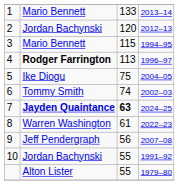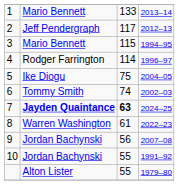(62, 28) Jordan Bachynski -> (61, 28) Jeff Pendergraph
(128, 28) 120 -> (128, 28) 117
(67, 60) bold -> (63, 60) normal
(128, 60) 113 -> (128, 60) 114
(61, 140) Jeff Pendergraph -> (62, 140) Jordan Bachynski
